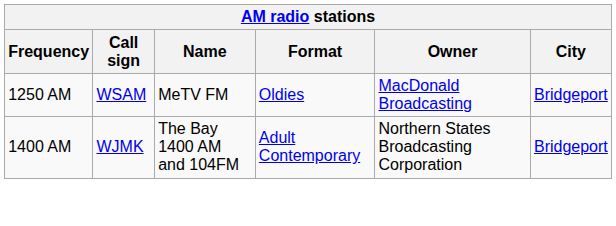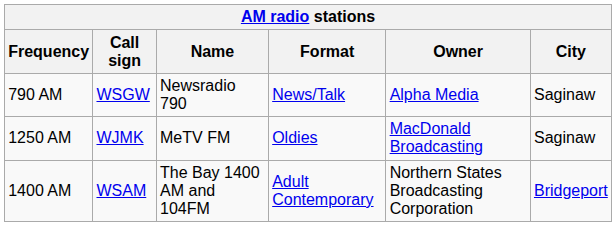+ row: (35, 94)
(121, 94) WSAM -> (120, 138) WJMK
(571, 94) Bridgeport -> (565, 138) Saginaw
(120, 147) WJMK -> (121, 190) WSAM
